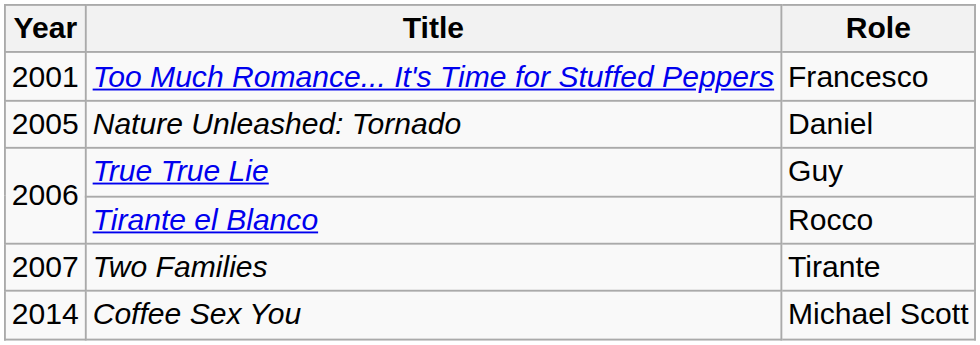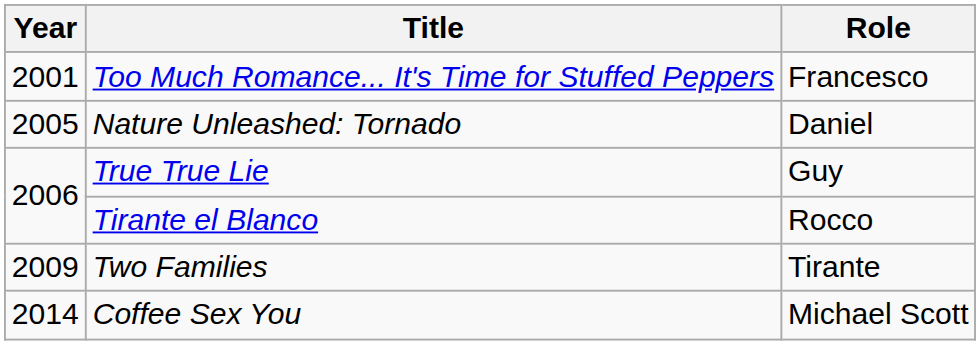(45, 266) 2007 -> (45, 266) 2009
